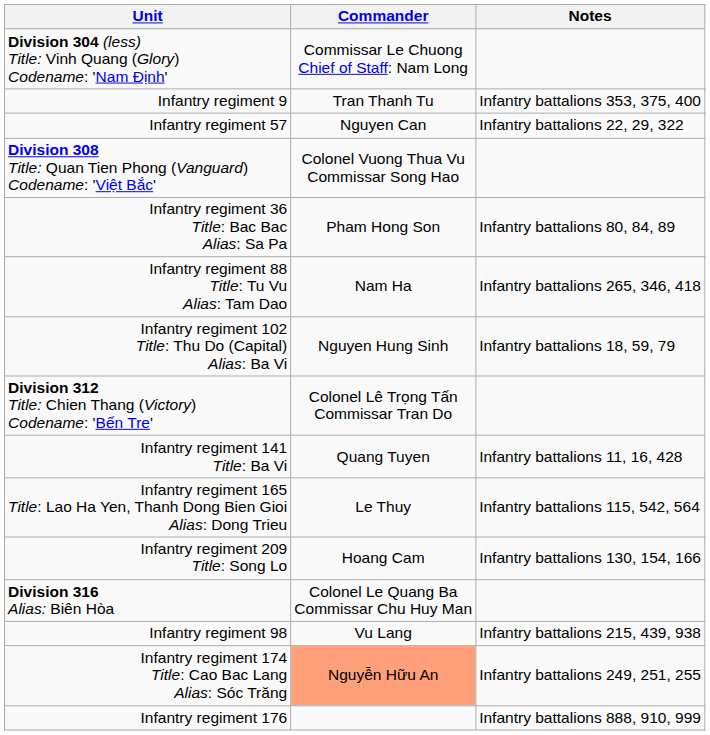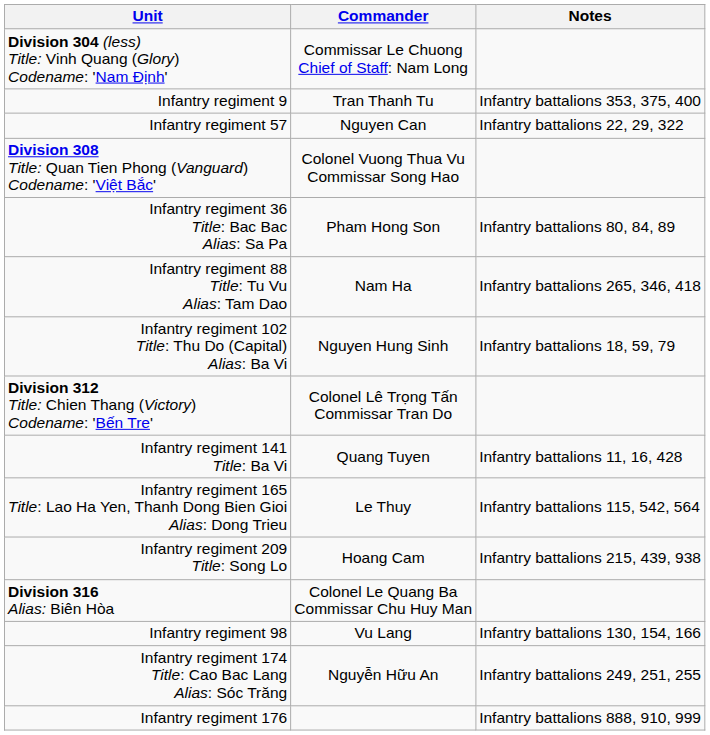(590, 558) Infantry battalions 130, 154, 166 -> (590, 558) Infantry battalions 215, 439, 938
(590, 633) Infantry battalions 215, 439, 938 -> (590, 633) Infantry battalions 130, 154, 166
(383, 675) lightsalmon background -> (383, 675) no background
